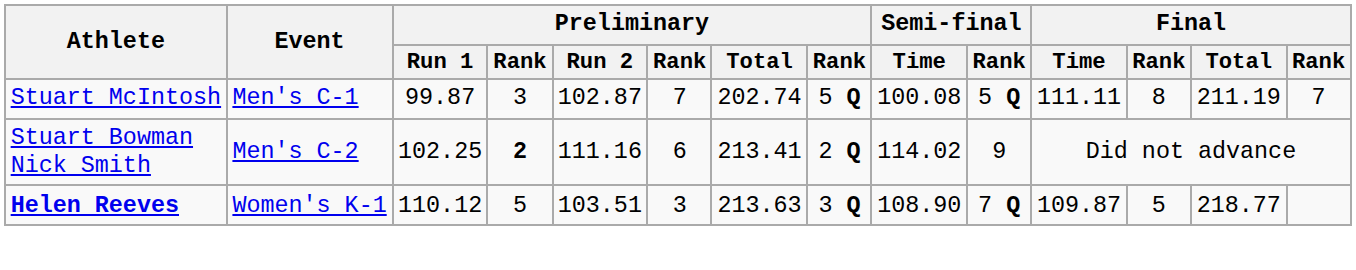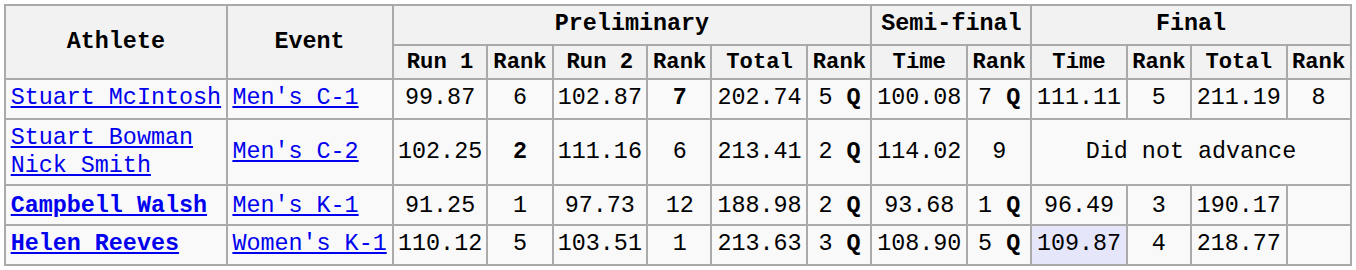(520, 99) 3 -> (520, 99) 6
(680, 99) normal -> (680, 99) bold
(999, 99) 5 Q -> (999, 99) 7 Q
(1159, 99) 8 -> (1159, 99) 5
(1319, 99) 7 -> (1319, 99) 8
+ row: (109, 205)
(680, 205) 3 -> (680, 244) 1
(999, 205) 7 Q -> (999, 244) 5 Q
(1079, 205) no background -> (1079, 244) lavender background
(1159, 205) 5 -> (1159, 244) 4
